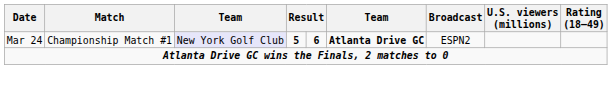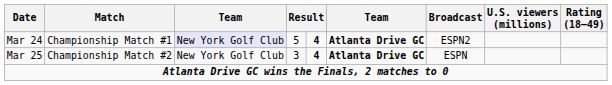(296, 40) bold -> (296, 40) normal
(316, 40) 6 -> (316, 40) 4
+ row: (25, 56)
